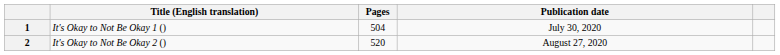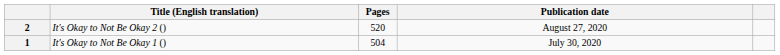rows swapped: (27, 27) <-> (27, 43)
